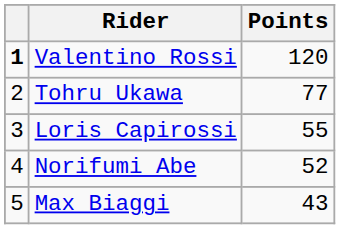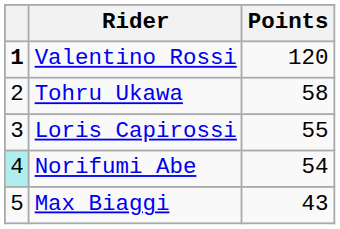(315, 96) 77 -> (315, 96) 58
(17, 169) no background -> (17, 169) paleturquoise background
(315, 169) 52 -> (315, 169) 54
